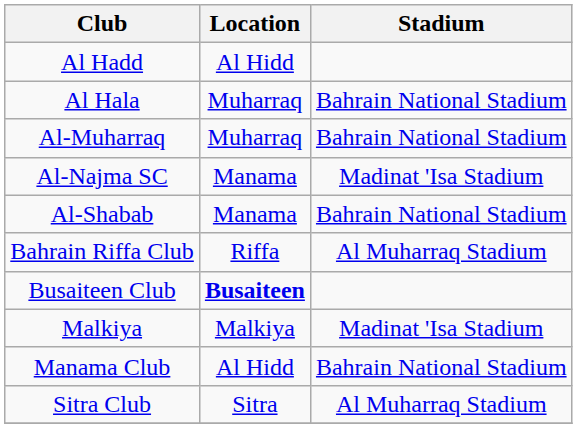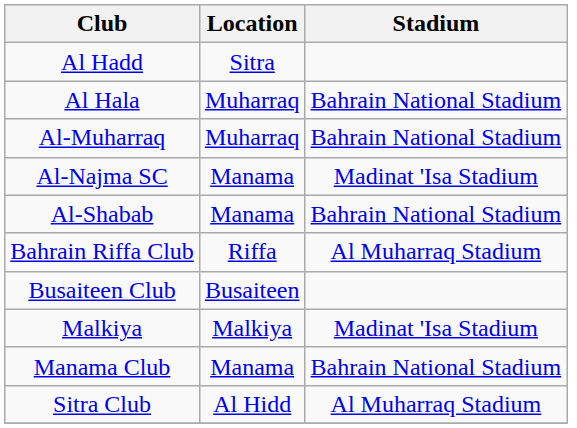(255, 61) Al Hidd -> (252, 61) Sitra
(255, 289) bold -> (252, 289) normal
(255, 366) Al Hidd -> (252, 366) Manama
(255, 404) Sitra -> (252, 404) Al Hidd
